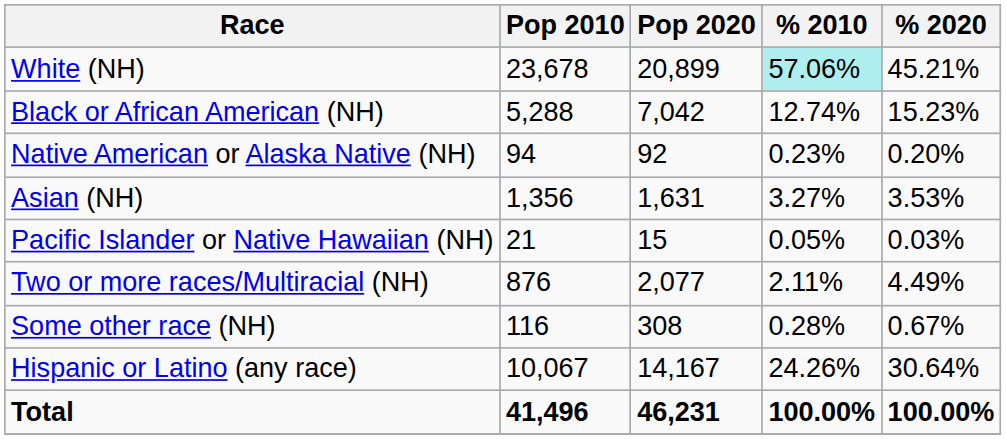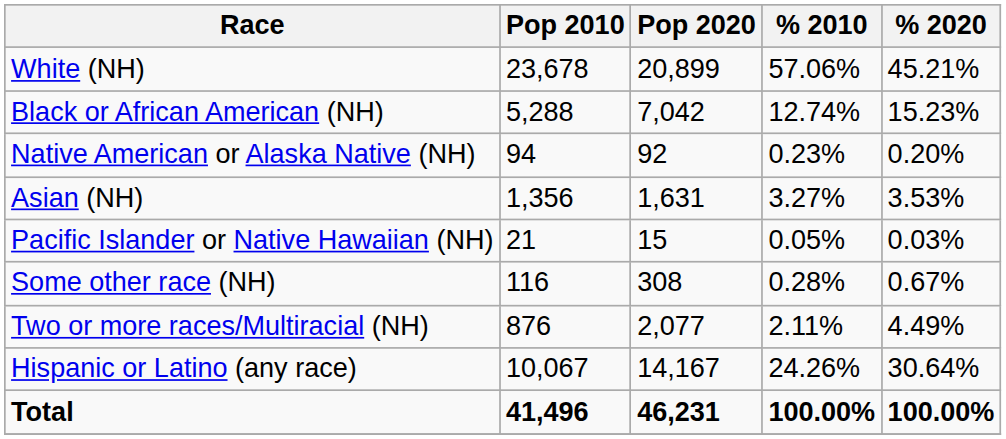(814, 68) paleturquoise background -> (814, 68) no background
rows swapped: (143, 326) <-> (220, 283)
